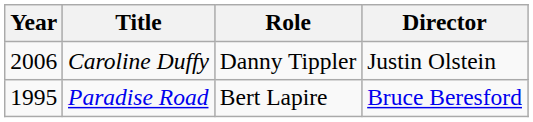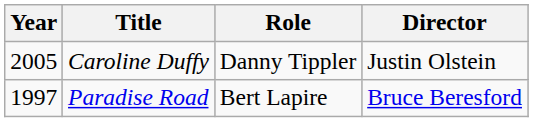(34, 60) 2006 -> (34, 60) 2005
(34, 97) 1995 -> (34, 97) 1997
